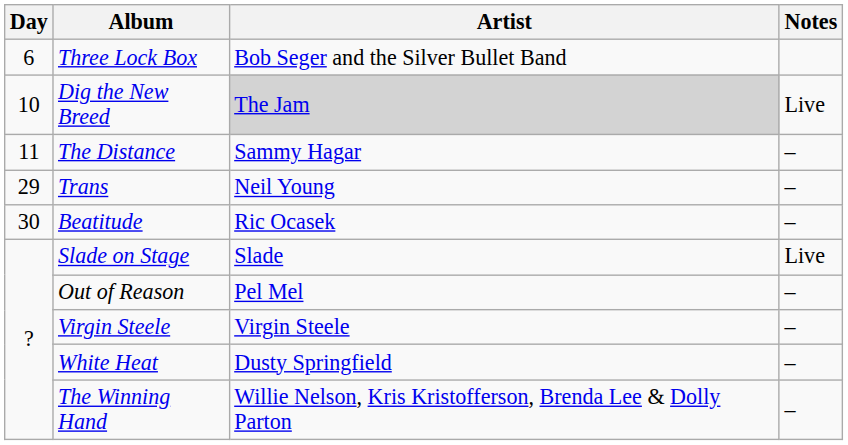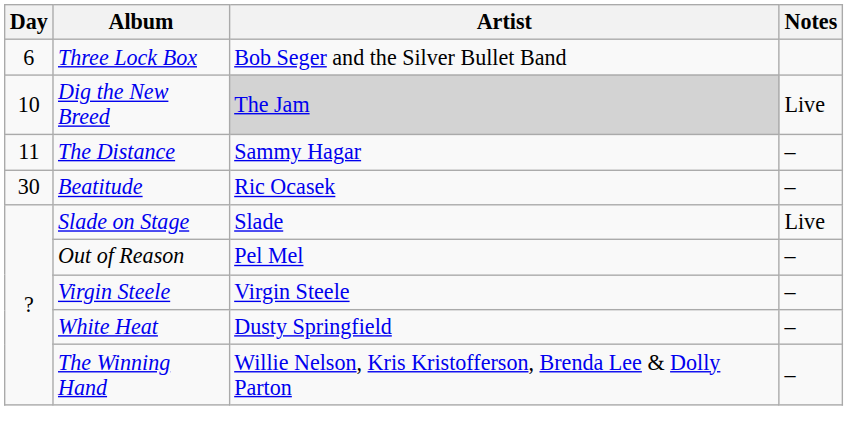- row: (83, 186)
